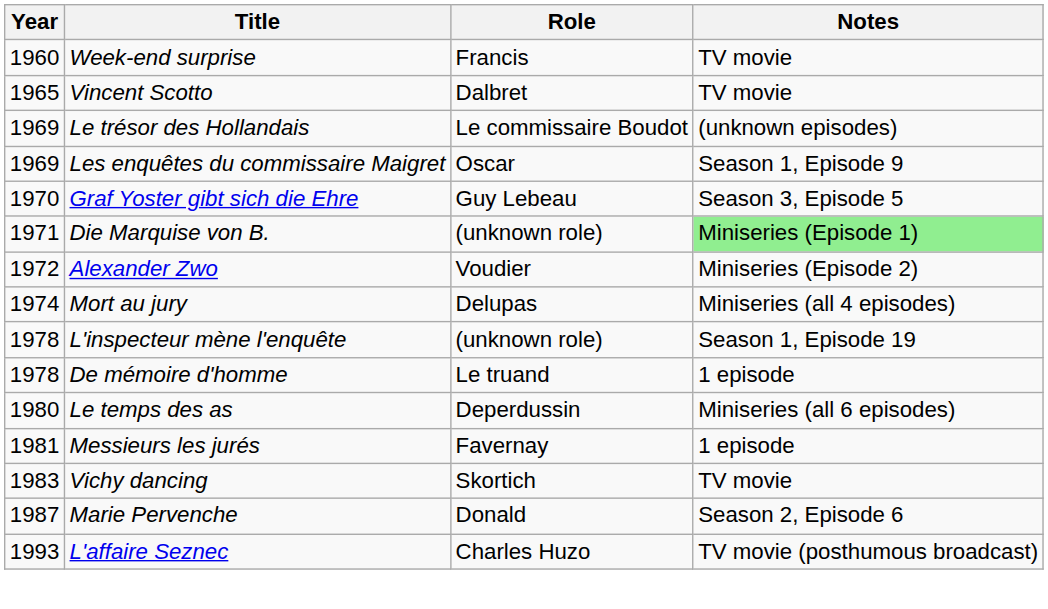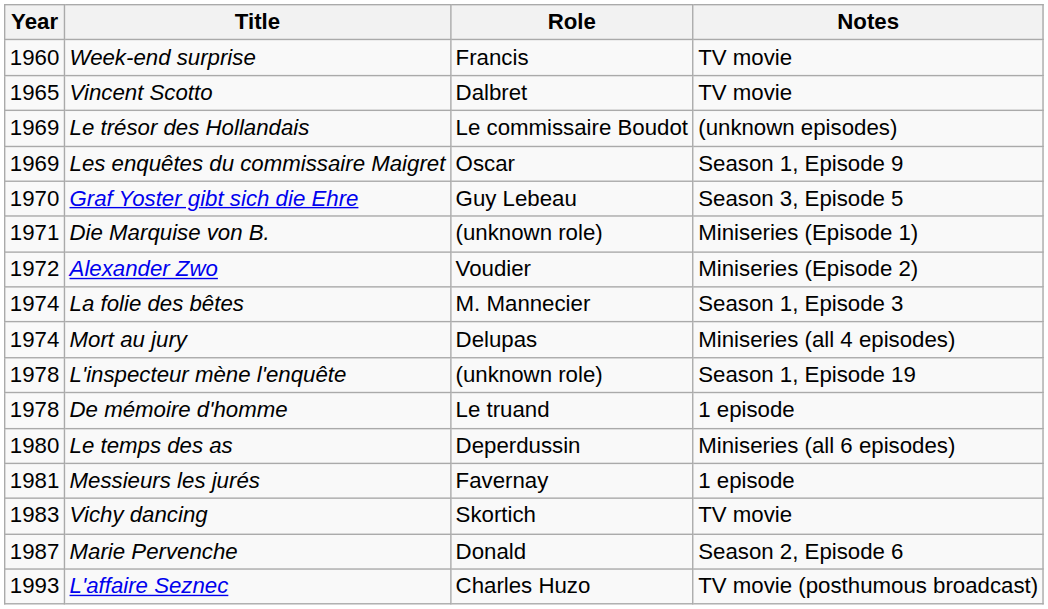(808, 233) lightgreen background -> (808, 233) no background
+ row: (157, 304)
